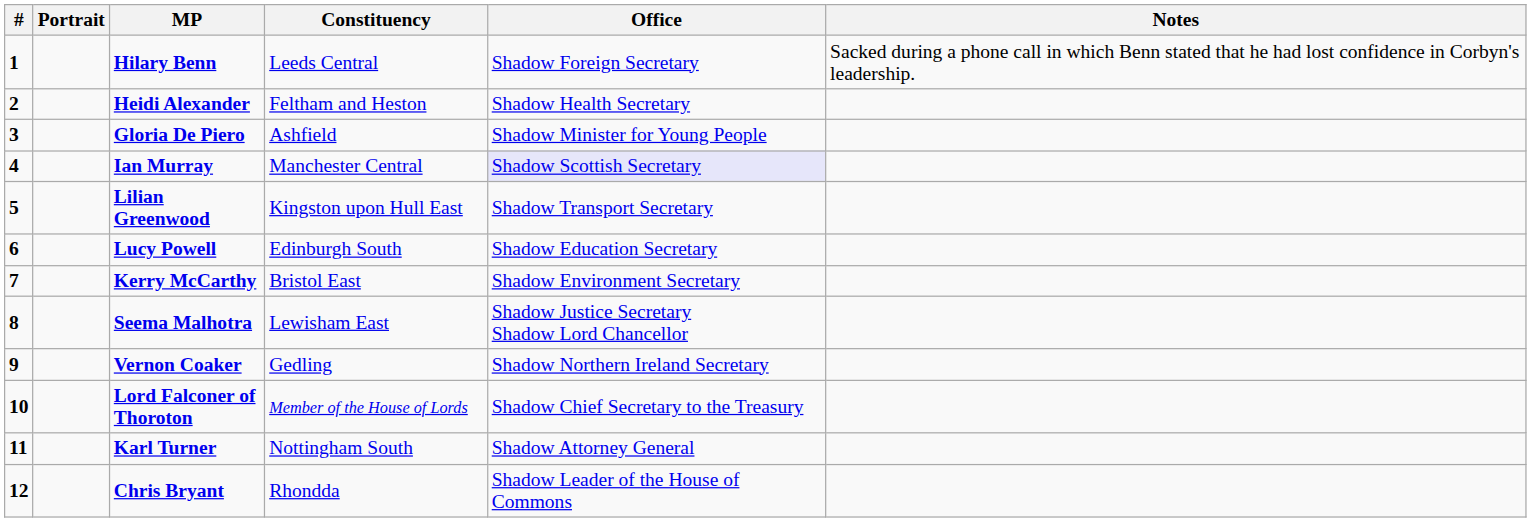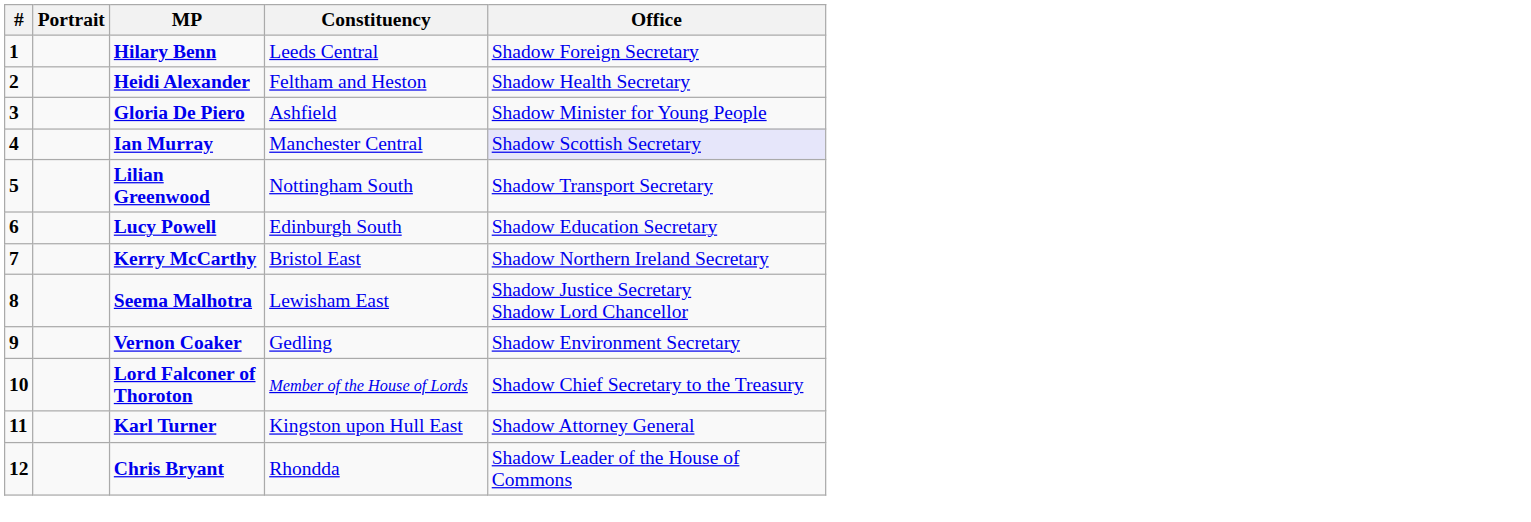- column: (1176, 19)
(366, 207) Kingston upon Hull East -> (341, 185) Nottingham South
(616, 280) Shadow Environment Secretary -> (630, 258) Shadow Northern Ireland Secretary
(630, 364) Shadow Northern Ireland Secretary -> (616, 342) Shadow Environment Secretary
(341, 448) Nottingham South -> (366, 426) Kingston upon Hull East
